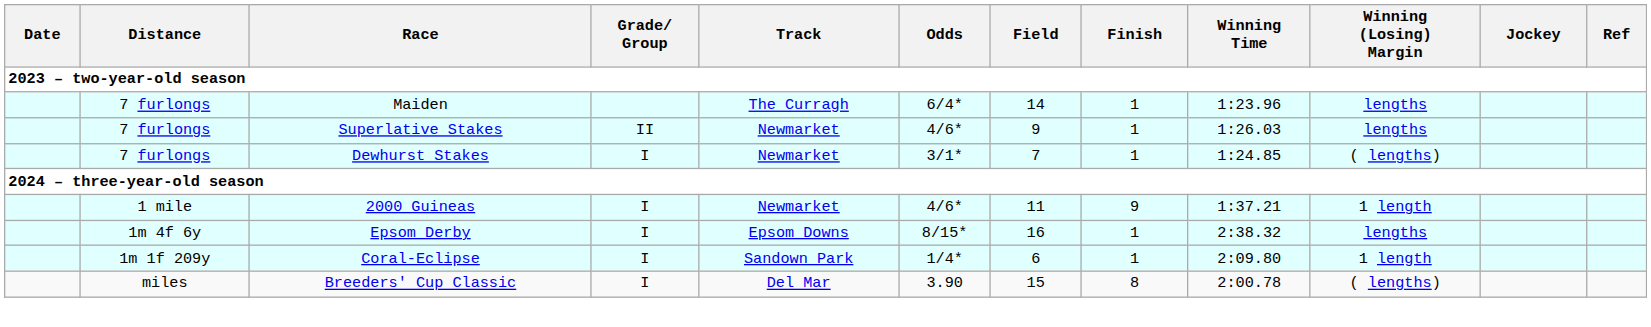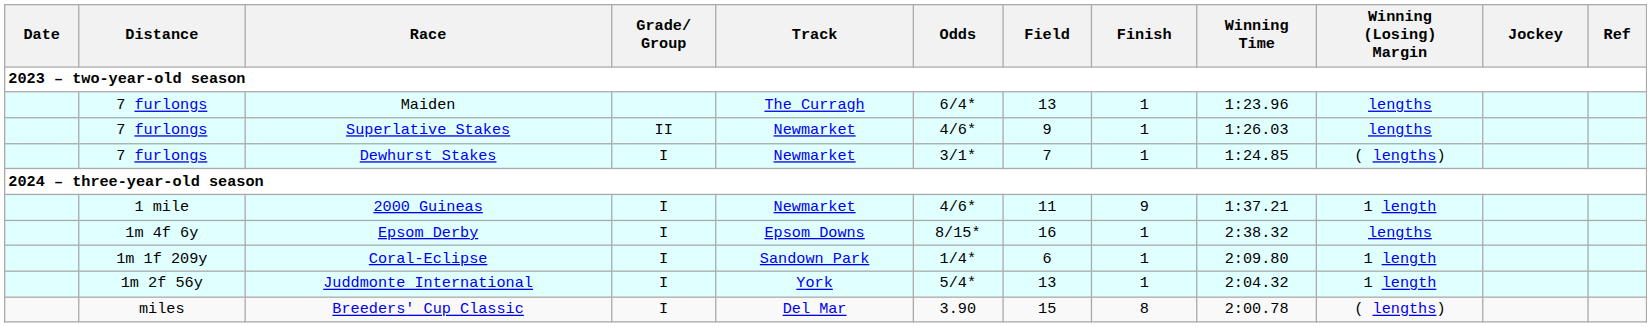(1036, 105) 14 -> (1047, 105) 13
+ row: (428, 283)
